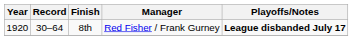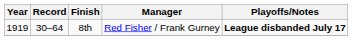(17, 27) 1920 -> (17, 27) 1919
